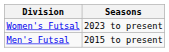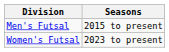rows swapped: (38, 40) <-> (43, 26)
